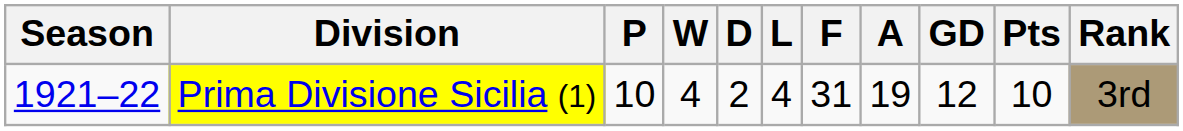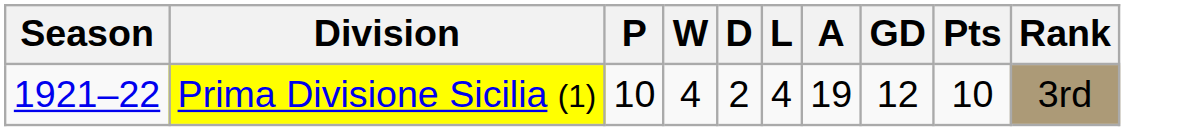- column: (831, 34)
